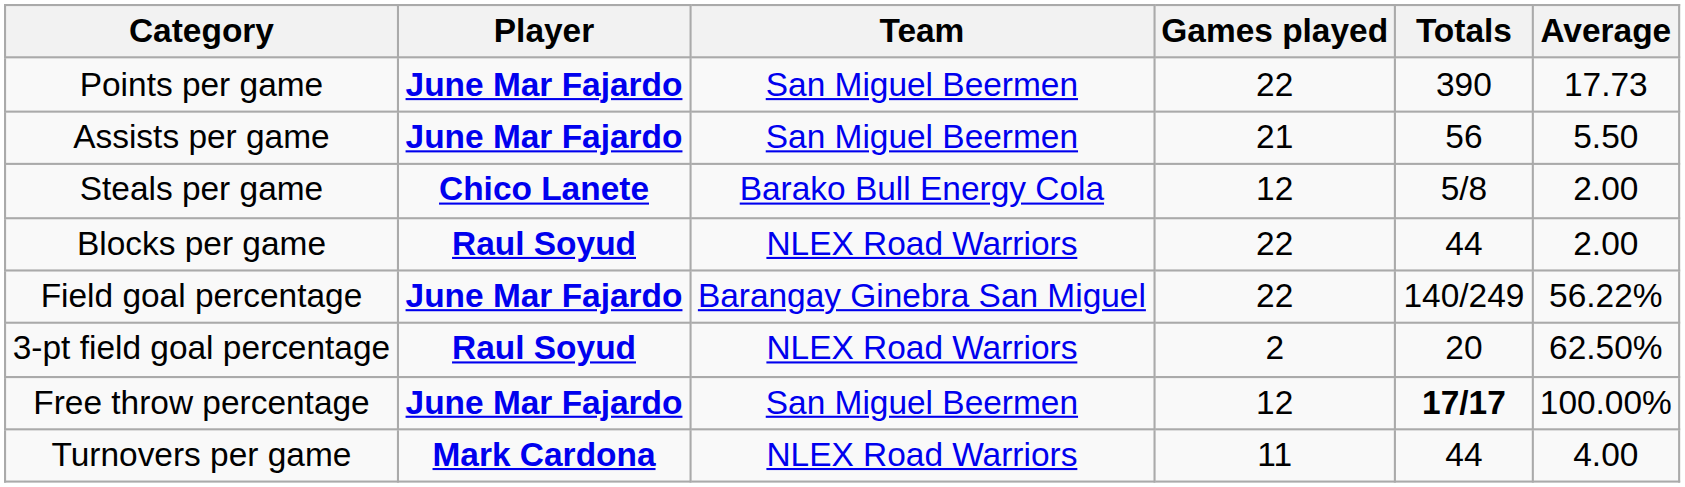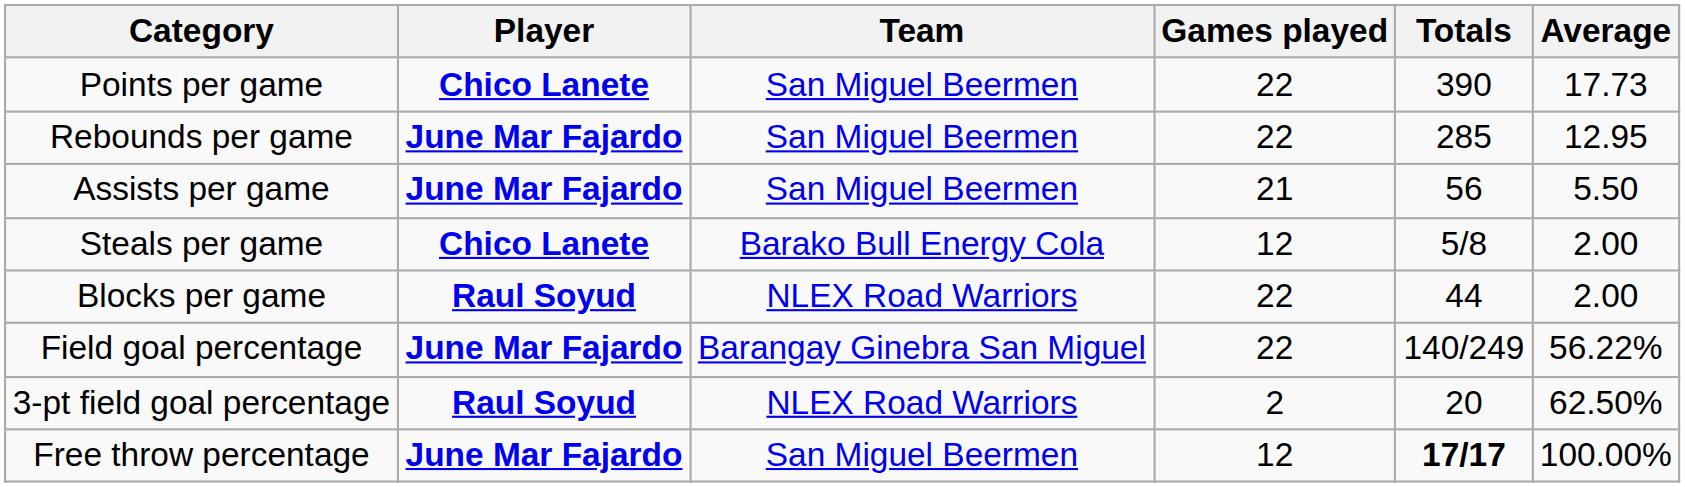(544, 84) June Mar Fajardo -> (544, 84) Chico Lanete
+ row: (201, 137)
- row: (201, 455)
